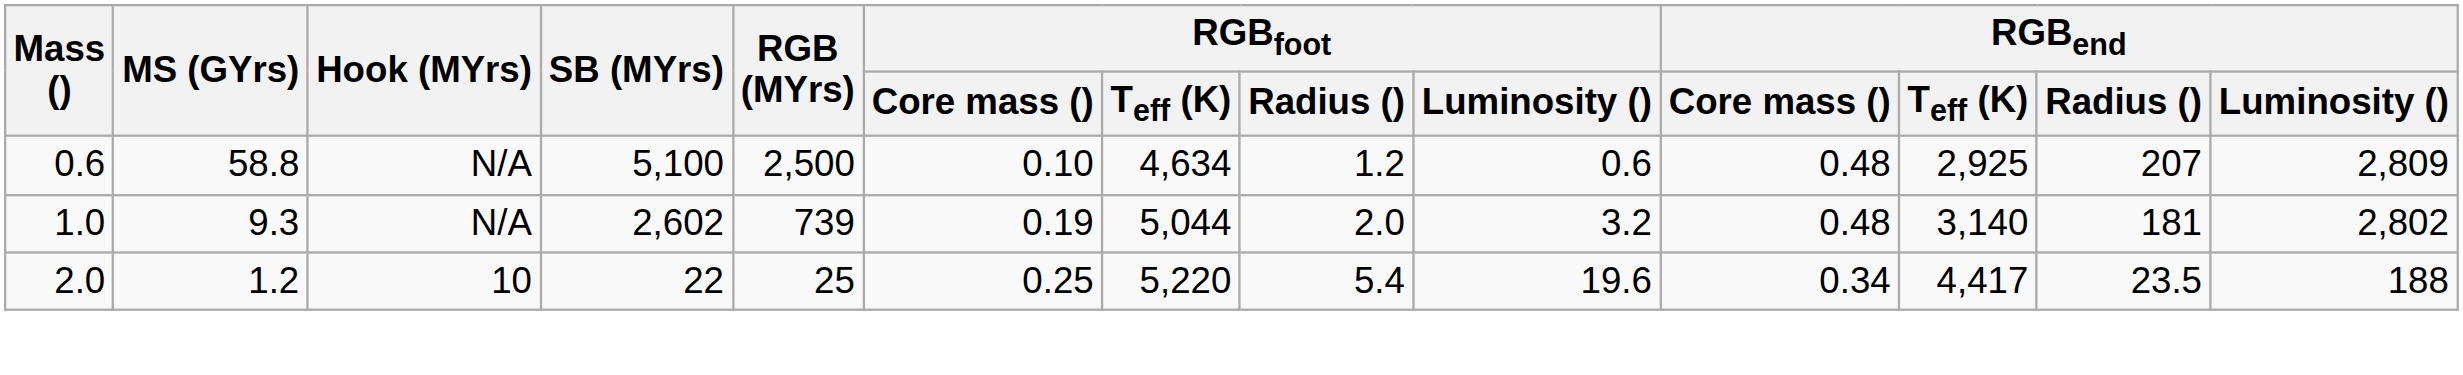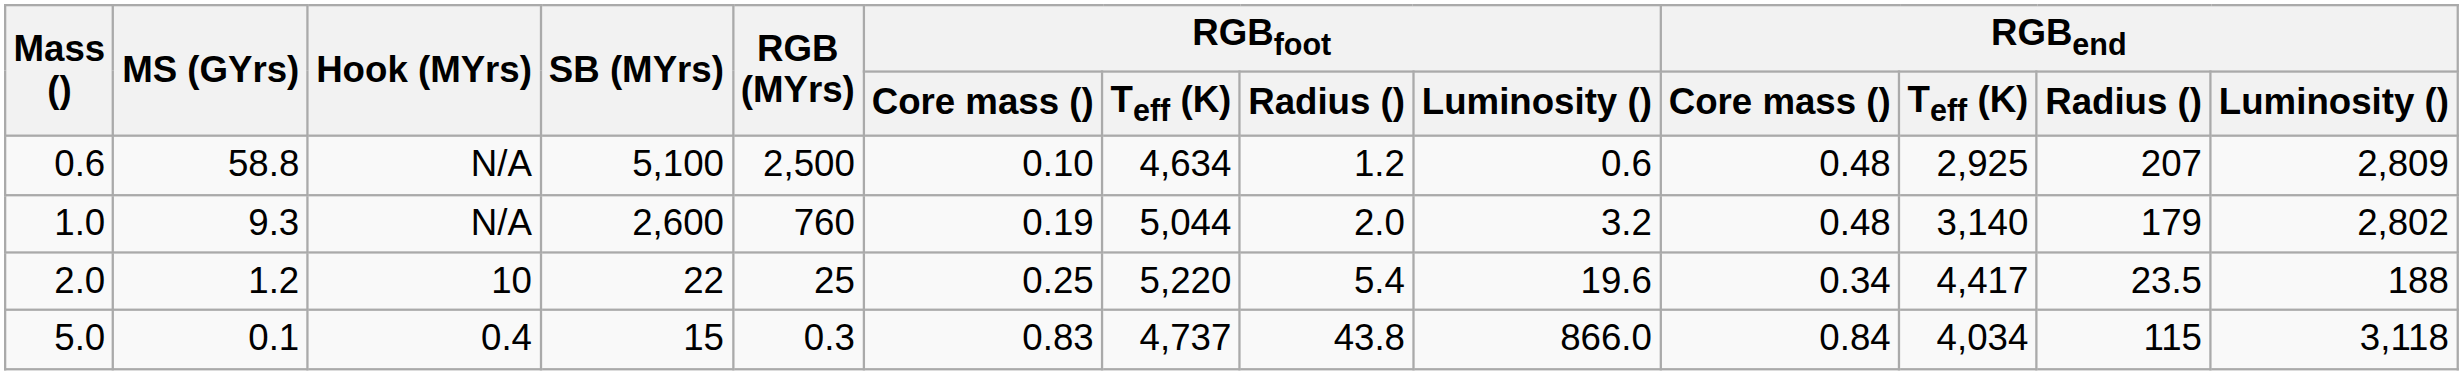(678, 222) 2,602 -> (678, 222) 2,600
(824, 222) 739 -> (824, 222) 760
(2171, 222) 181 -> (2171, 222) 179
+ row: (80, 338)
